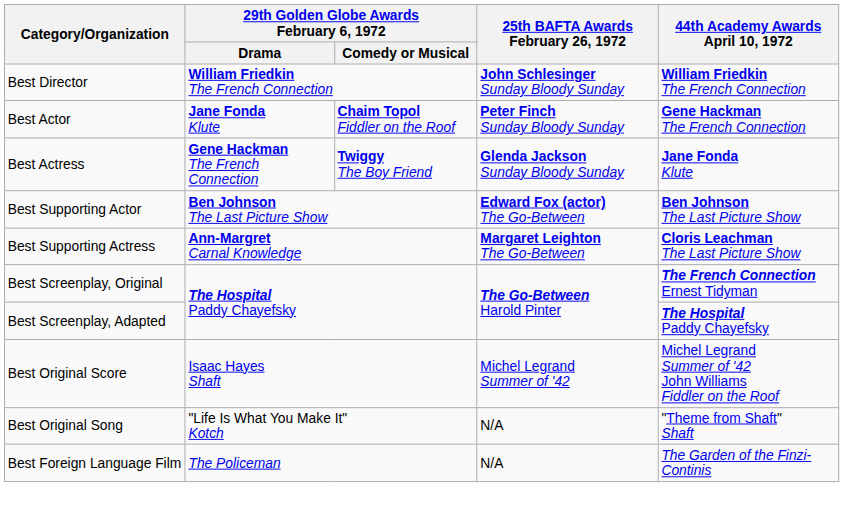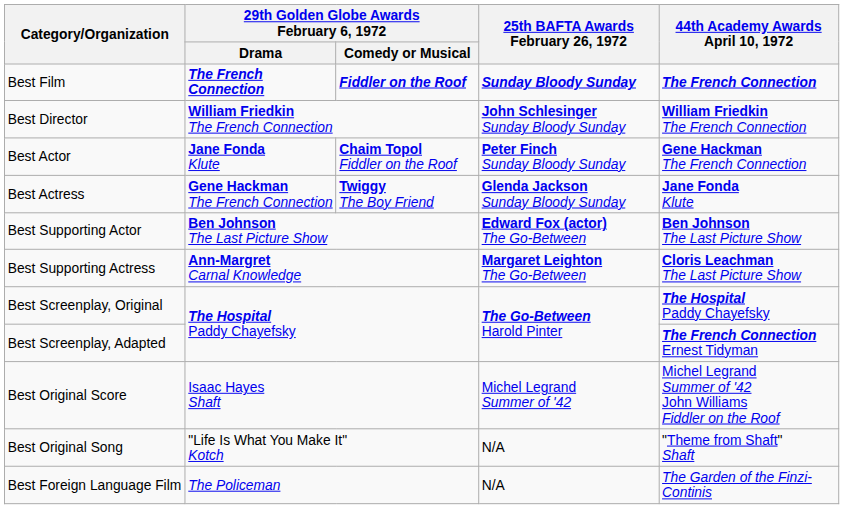+ row: (37, 83)
(739, 284) The French Connection Ernest Tidyman -> (716, 306) The Hospital Paddy Chayefsky
(715, 321) The Hospital Paddy Chayefsky -> (739, 343) The French Connection Ernest Tidyman
